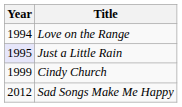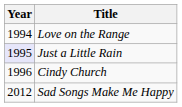(20, 72) 1999 -> (20, 72) 1996
